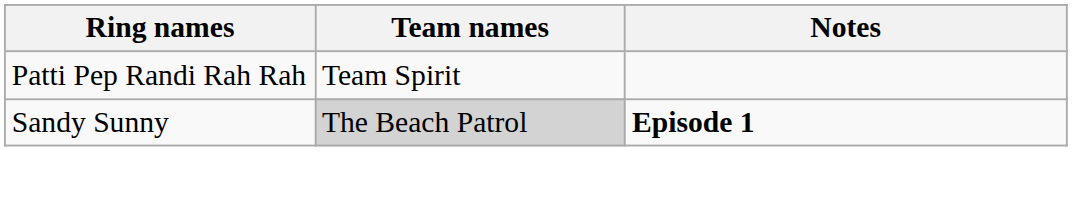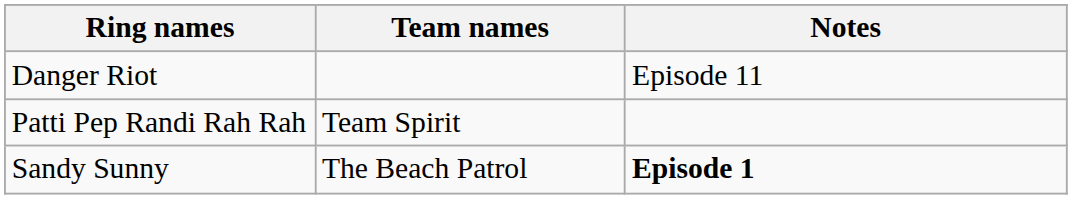+ row: (85, 74)
(425, 121) lightgrey background -> (425, 168) no background
